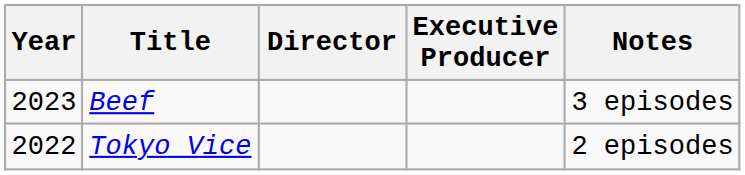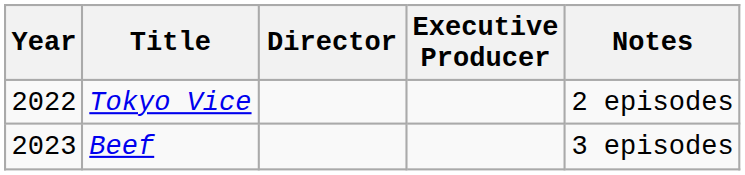rows swapped: (170, 146) <-> (122, 102)
